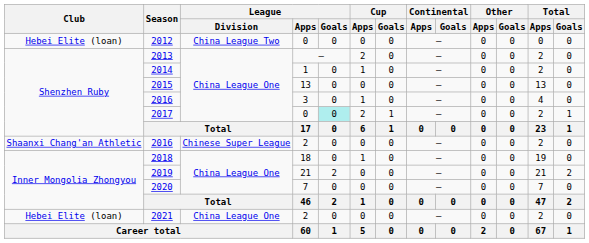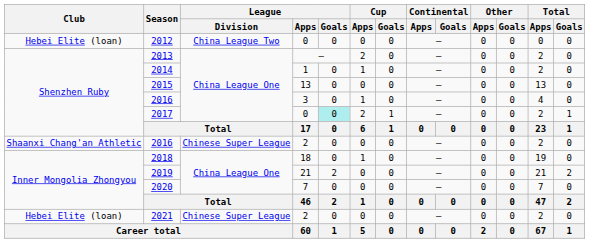(236, 216) China League One -> (236, 216) Chinese Super League
